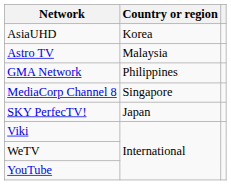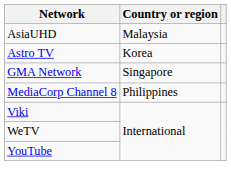(137, 33) Korea -> (145, 33) Malaysia
(145, 53) Malaysia -> (137, 53) Korea
(150, 72) Philippines -> (147, 72) Singapore
(147, 92) Singapore -> (150, 92) Philippines
- row: (47, 111)
